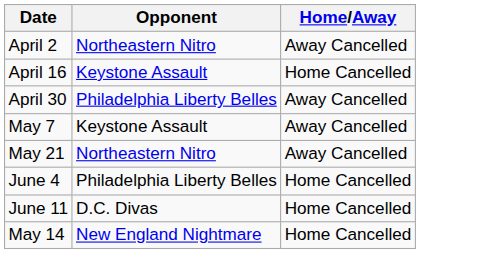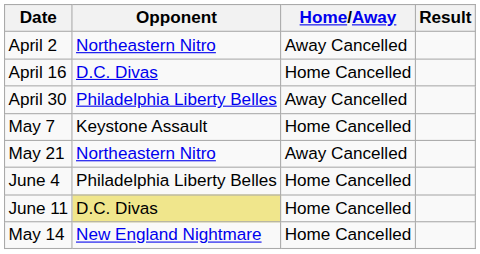+ column: (445, 18)
(142, 72) Keystone Assault -> (117, 72) D.C. Divas
(346, 126) Away Cancelled -> (348, 126) Home Cancelled
(117, 208) no background -> (117, 208) khaki background
